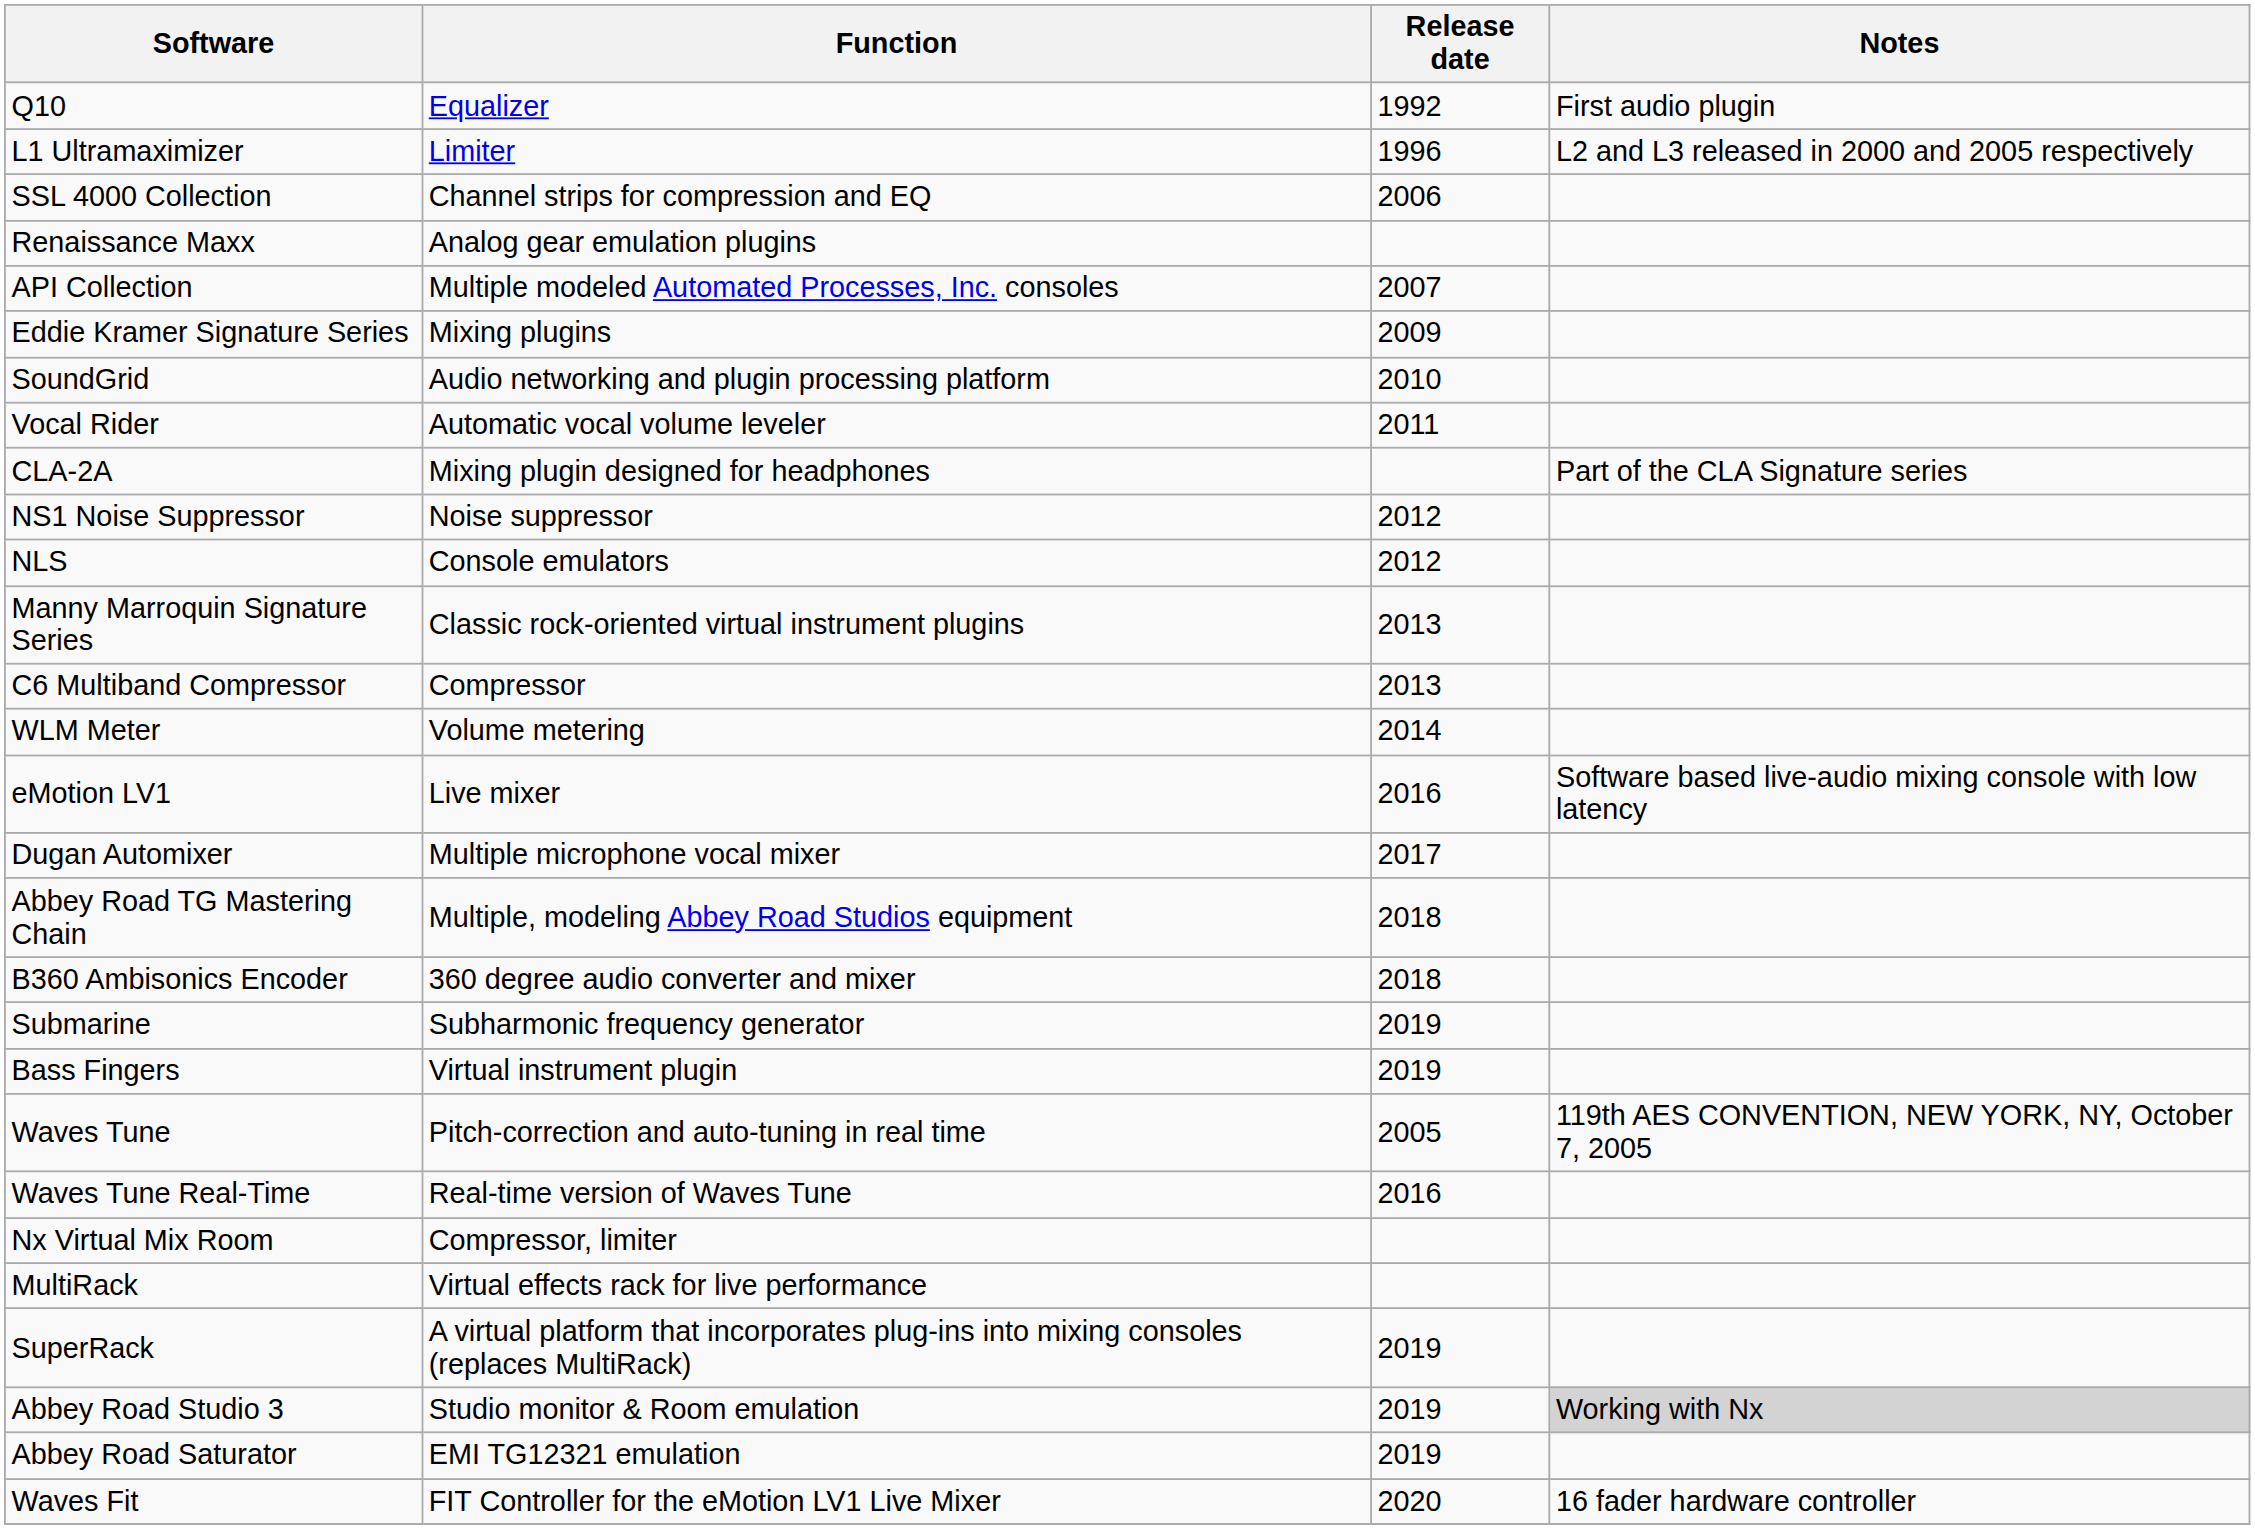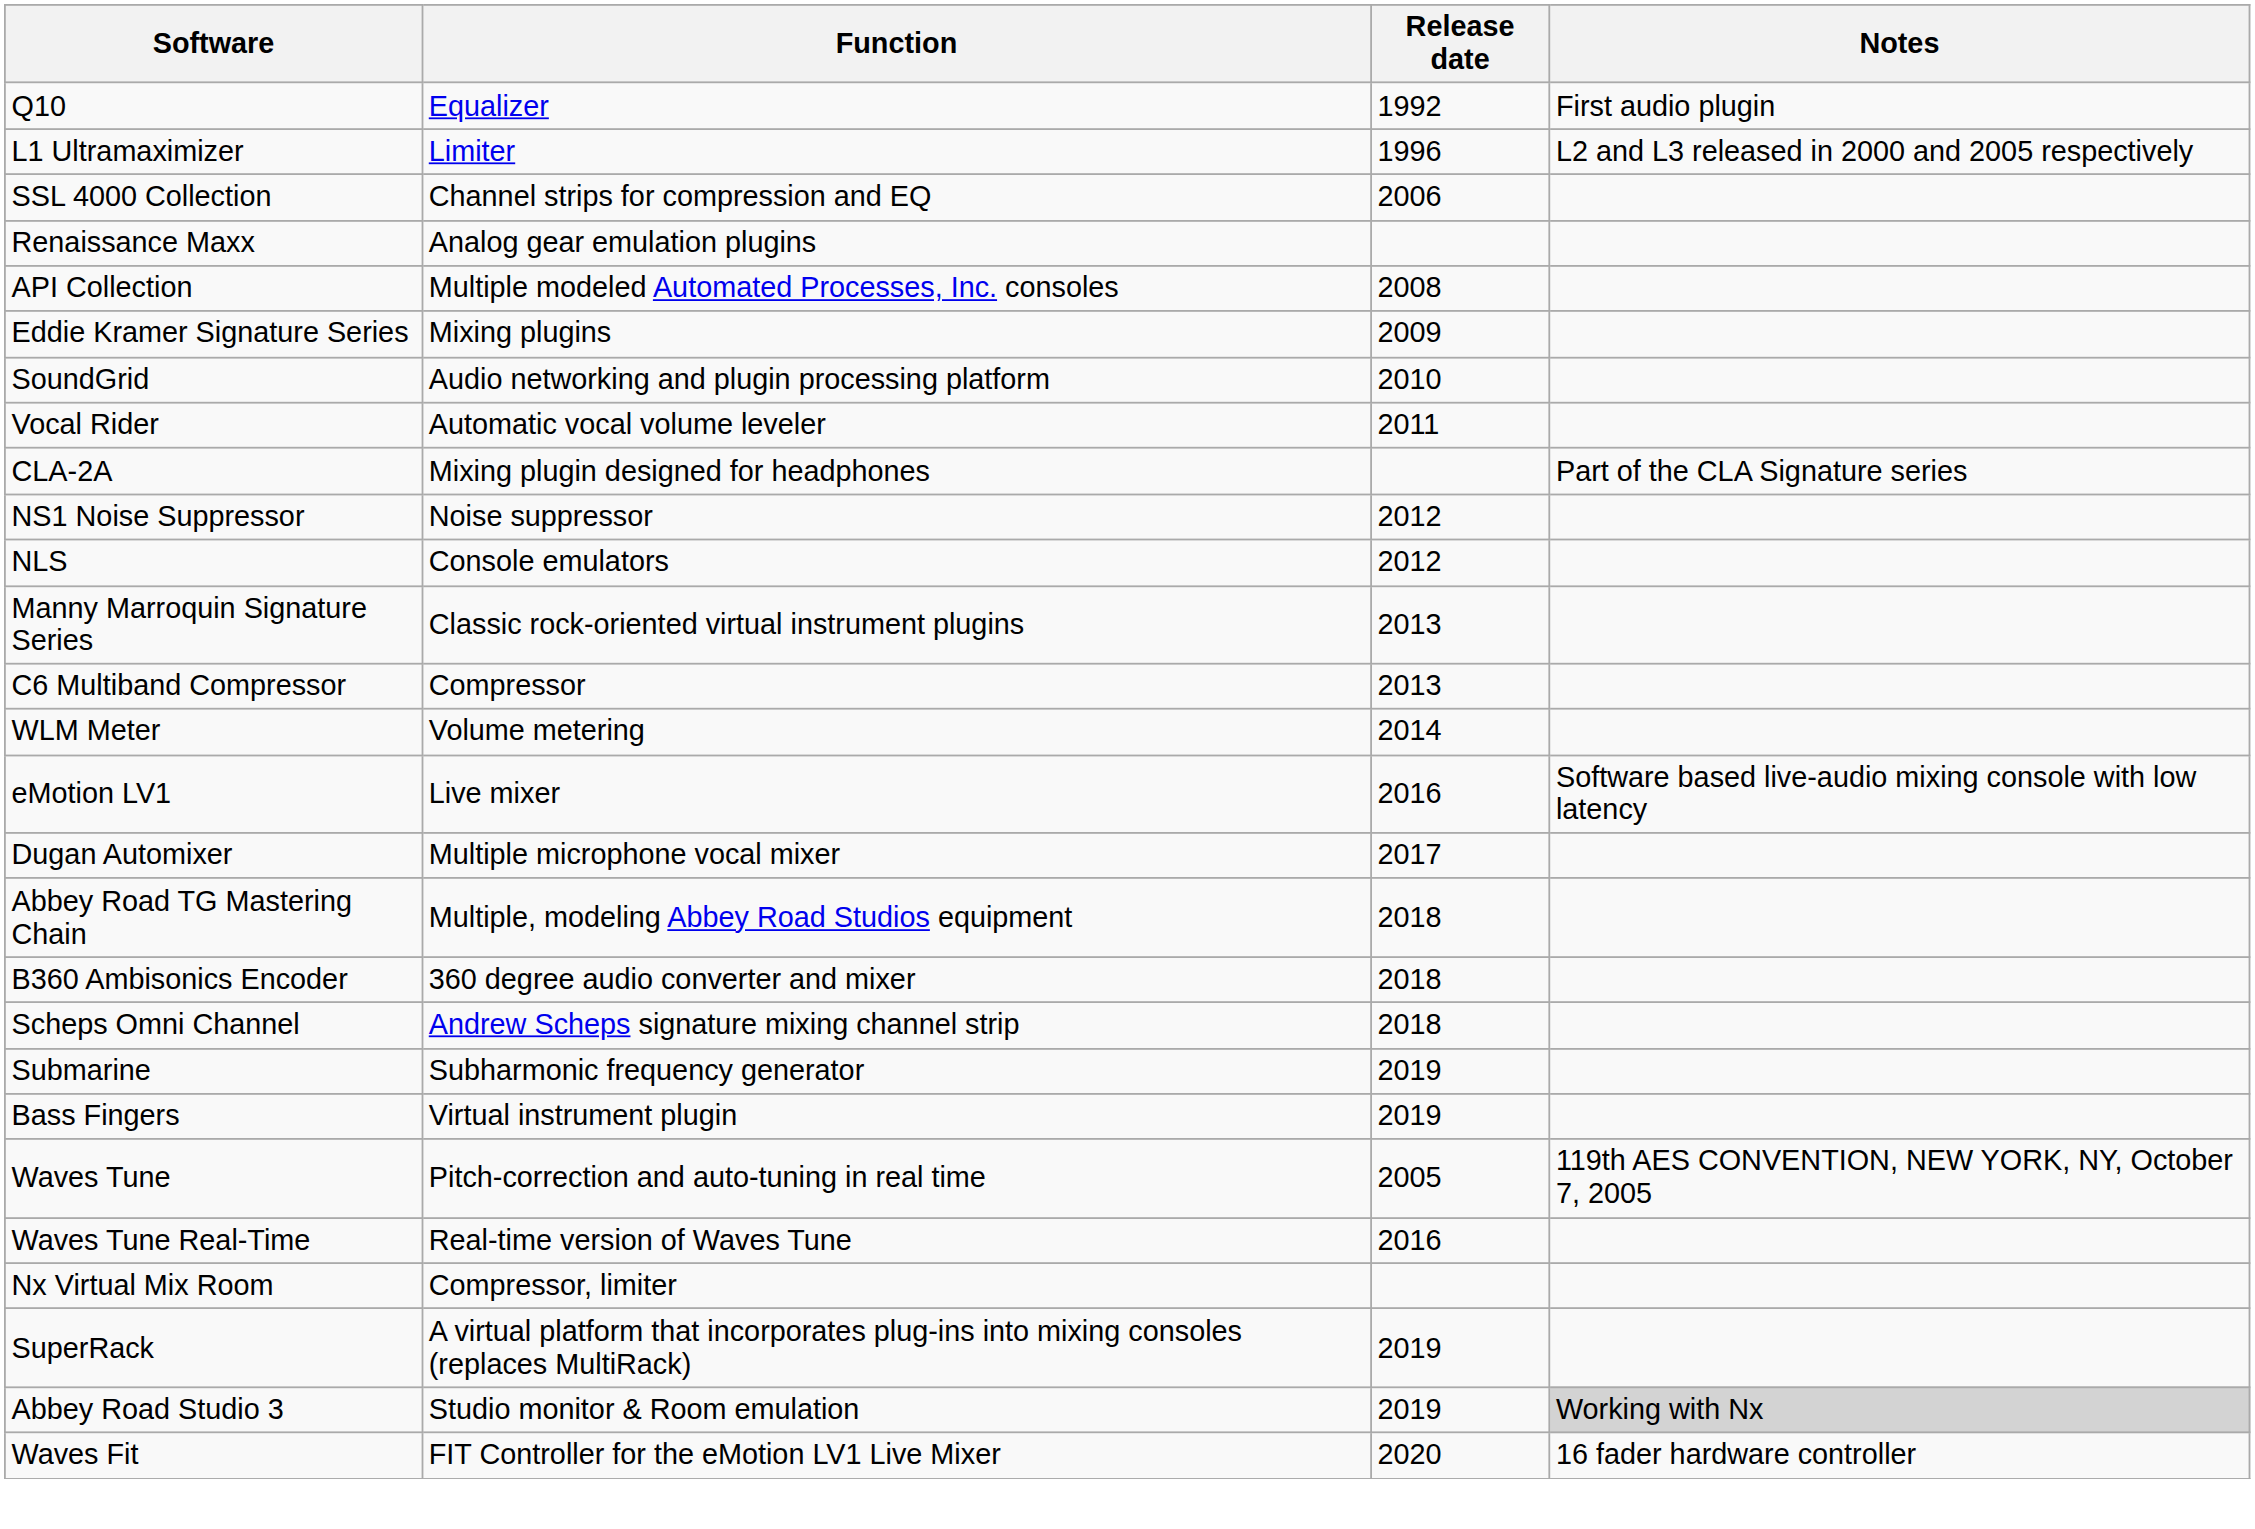(1409, 288) 2007 -> (1409, 288) 2008
+ row: (156, 1024)
- row: (75, 1285)
- row: (154, 1454)
